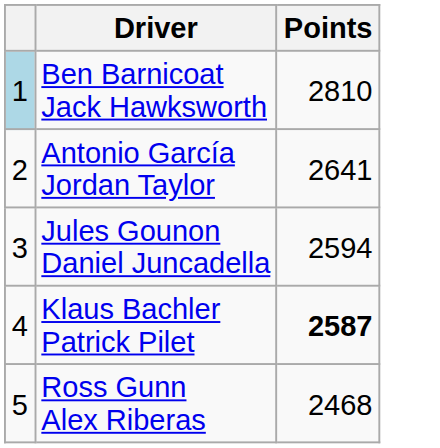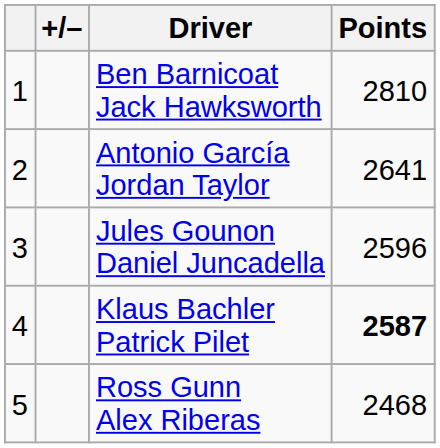+ column: (62, 28)
(20, 90) lightblue background -> (20, 90) no background
(340, 247) 2594 -> (395, 247) 2596
